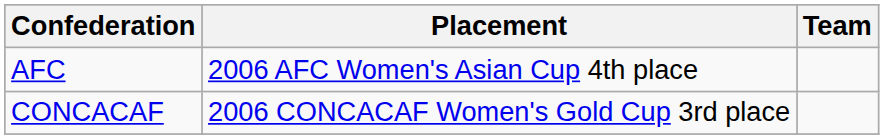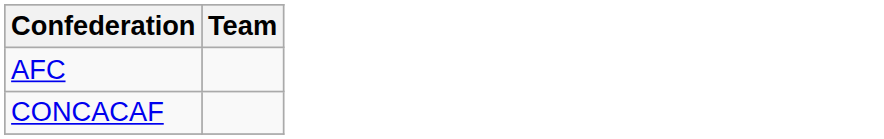- column: (499, 26)
